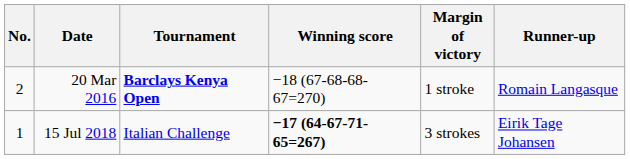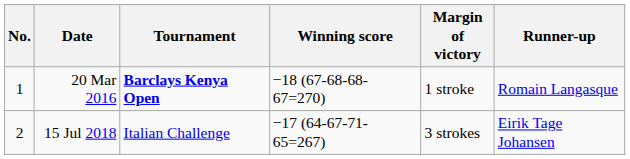(20, 88) 2 -> (20, 88) 1
(20, 132) 1 -> (20, 132) 2
(320, 132) bold -> (320, 132) normal
